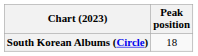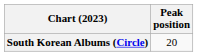(172, 42) 18 -> (172, 42) 20
